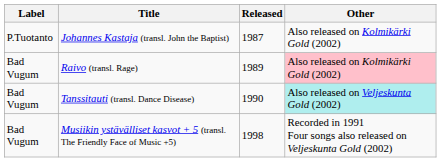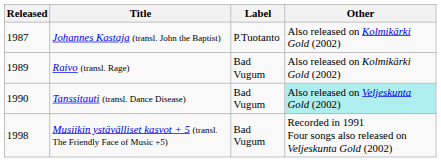columns swapped: (262, 13) <-> (31, 13)
(349, 68) pink background -> (349, 68) no background
